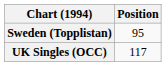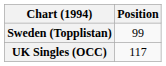(138, 33) 95 -> (138, 33) 99
